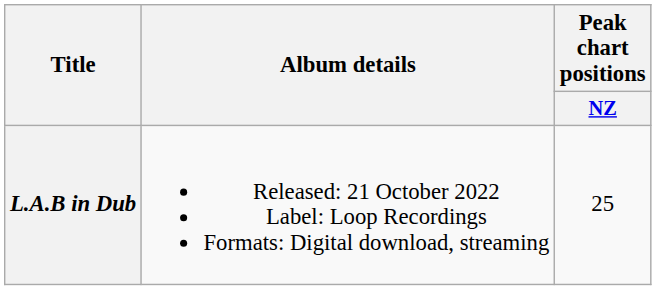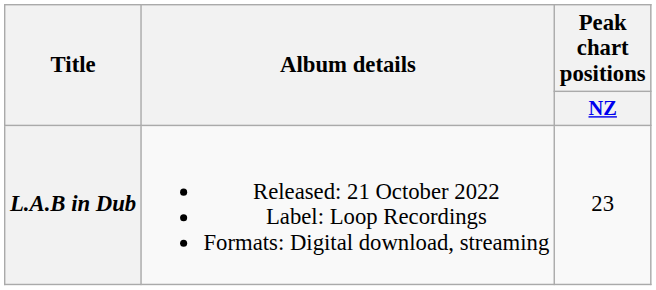(603, 204) 25 -> (603, 204) 23
